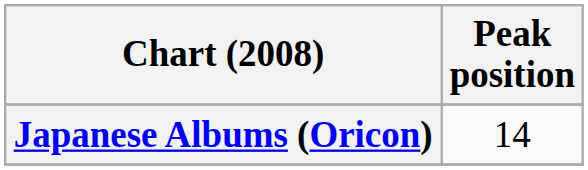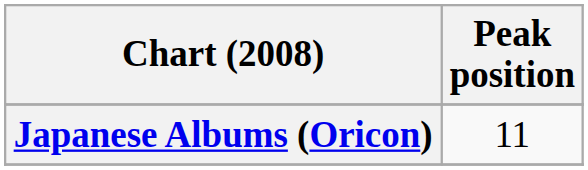(512, 134) 14 -> (512, 134) 11
